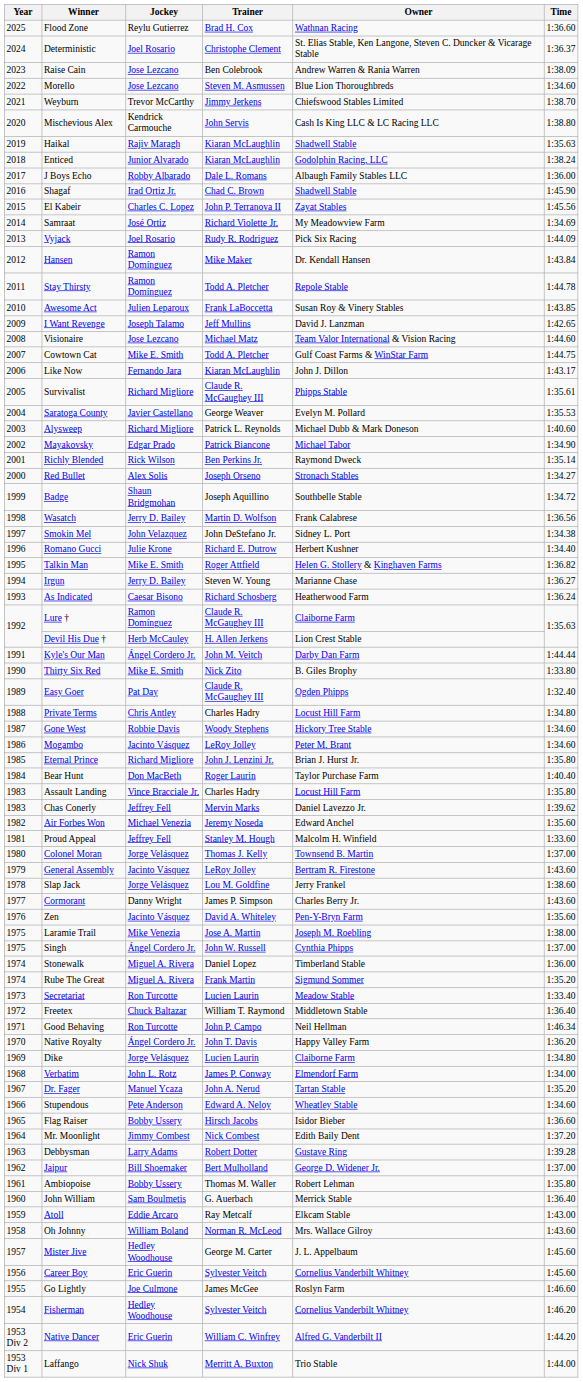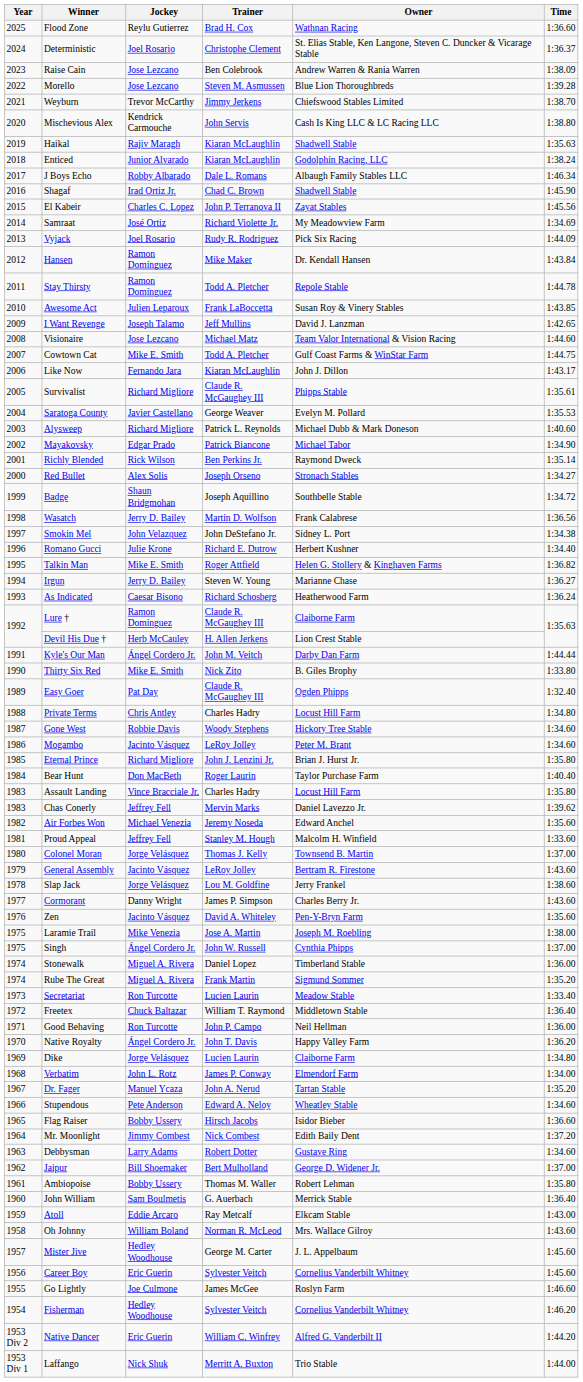(561, 86) 1:34.60 -> (561, 86) 1:39.28
(561, 176) 1:36.00 -> (561, 176) 1:46.34
(561, 1027) 1:46.34 -> (561, 1027) 1:36.00
(561, 1152) 1:39.28 -> (561, 1152) 1:34.60
